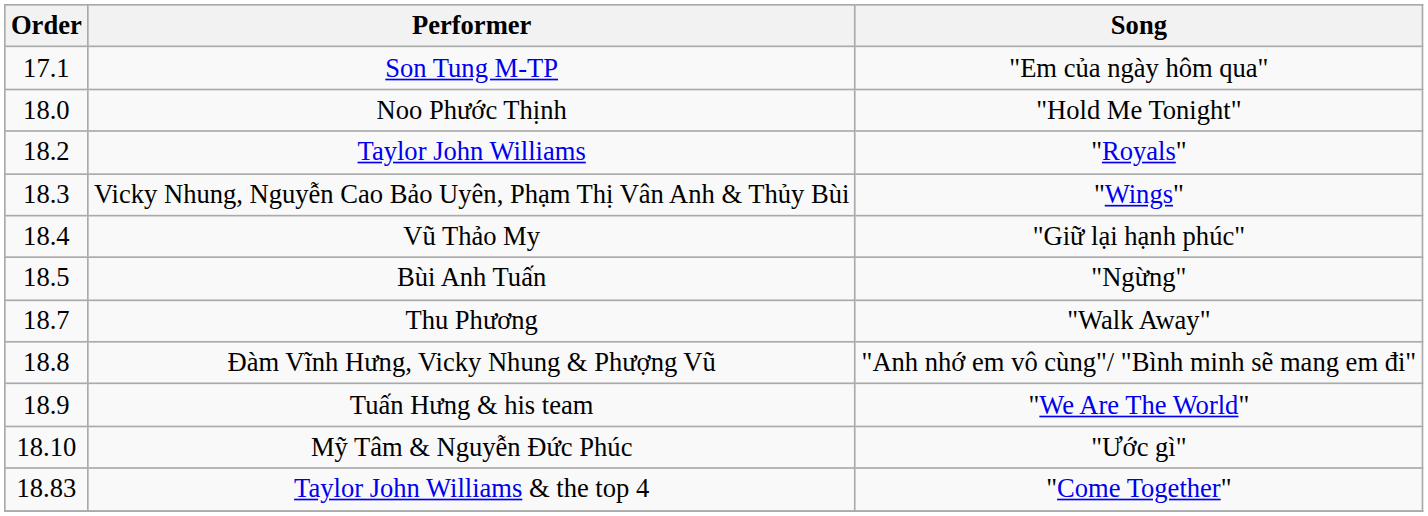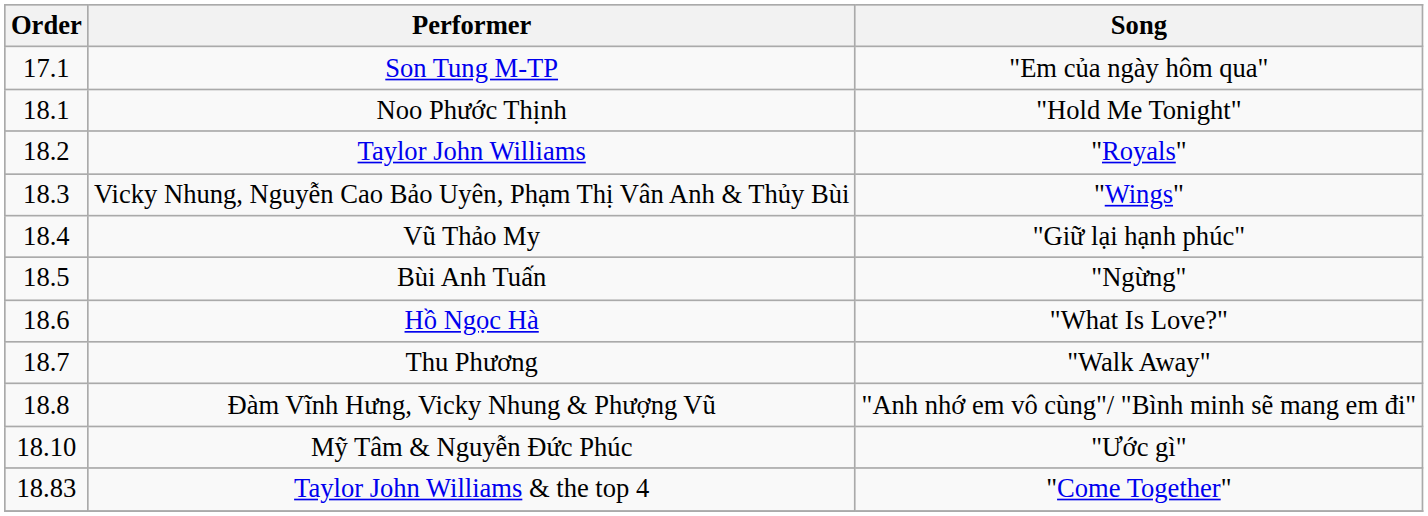(46, 109) 18.0 -> (46, 109) 18.1
+ row: (472, 320)
- row: (472, 404)
